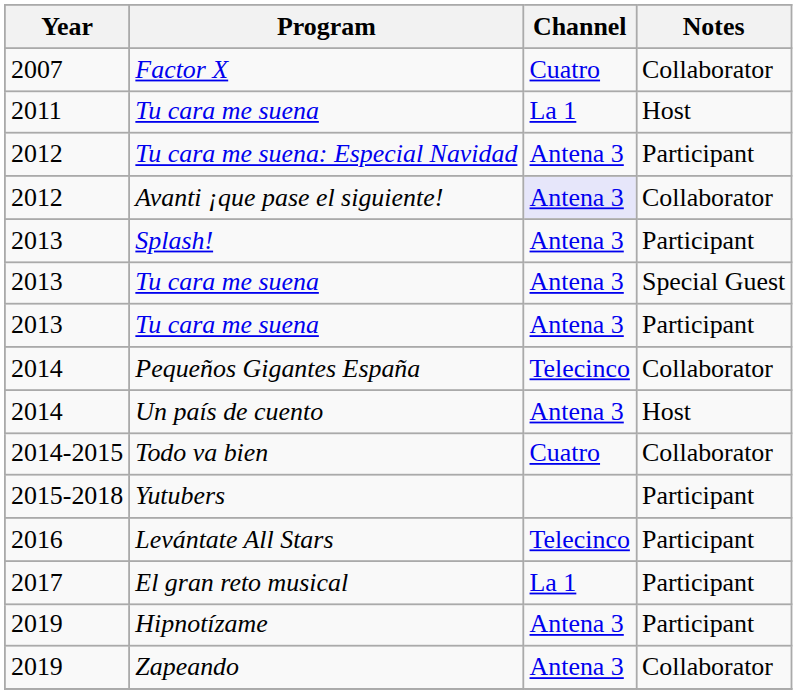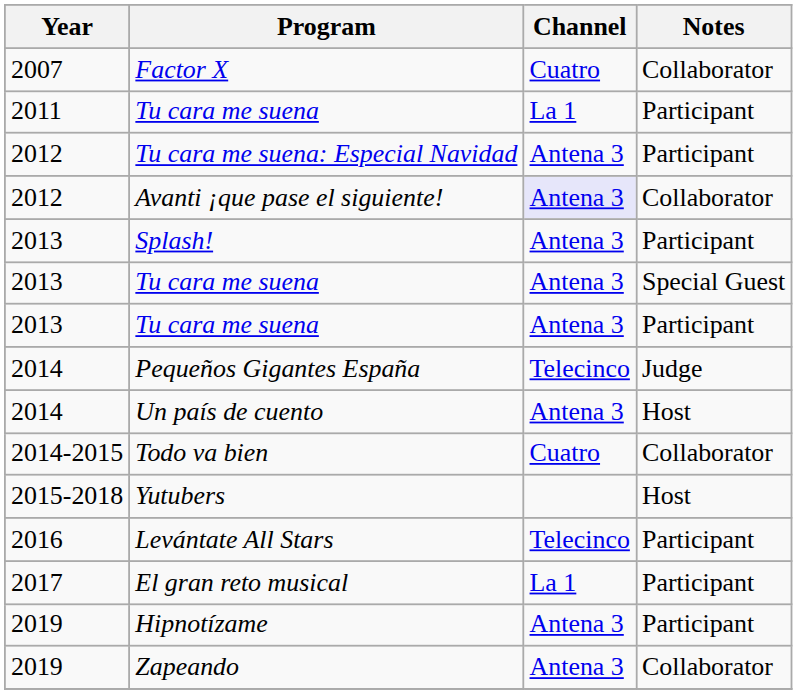(666, 111) Host -> (698, 111) Participant
(707, 368) Collaborator -> (672, 368) Judge
(698, 496) Participant -> (666, 496) Host
